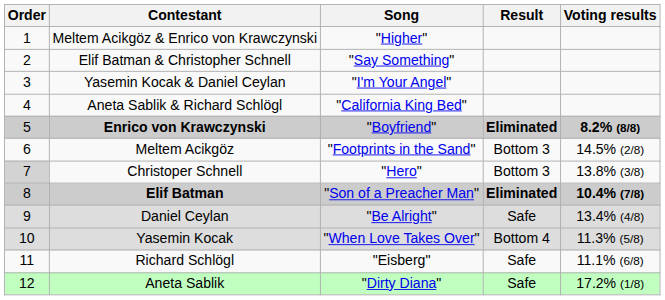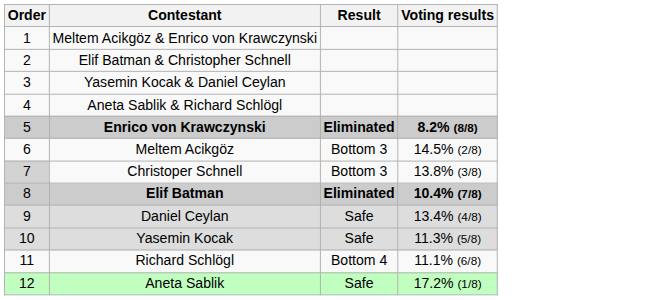- column: (402, 15)
(522, 238) Bottom 4 -> (359, 238) Safe
(522, 261) Safe -> (359, 261) Bottom 4
